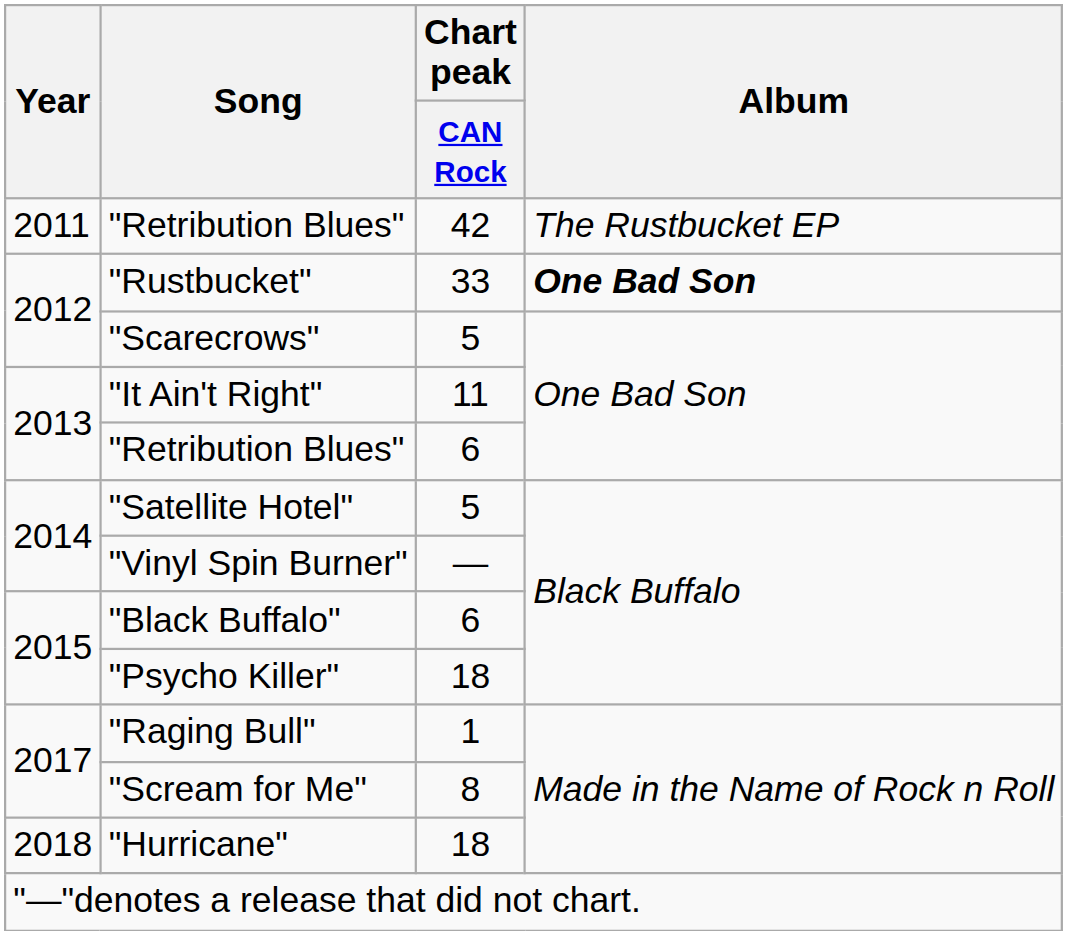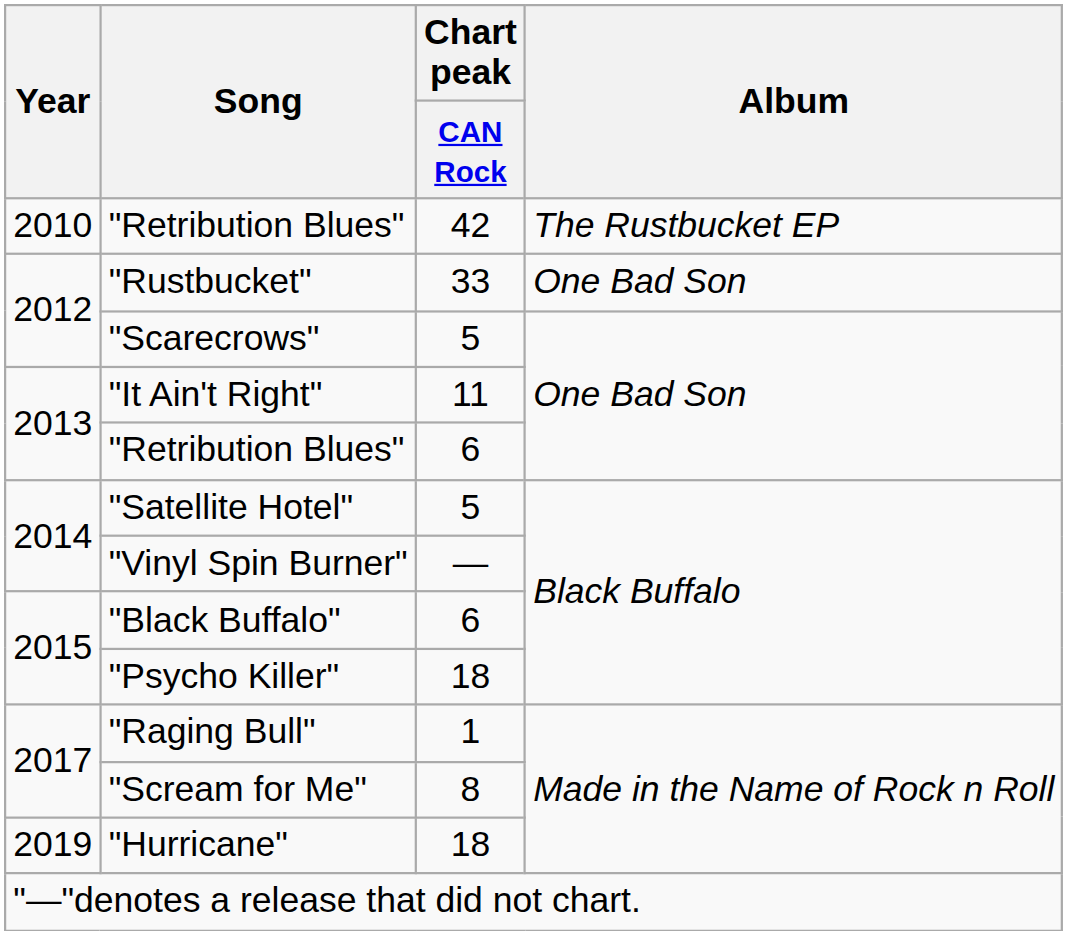(51, 225) 2011 -> (53, 225) 2010
(645, 281) bold -> (640, 281) normal
(53, 844) 2018 -> (53, 844) 2019
